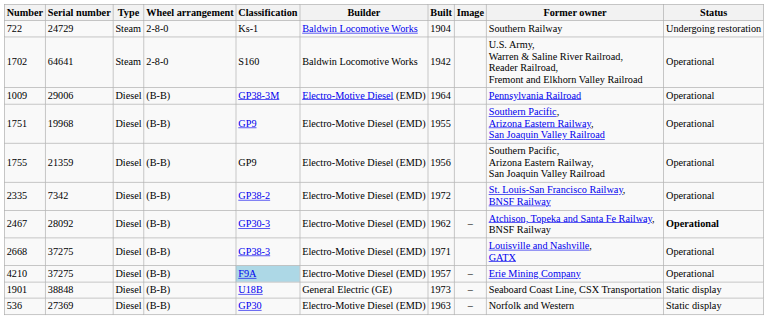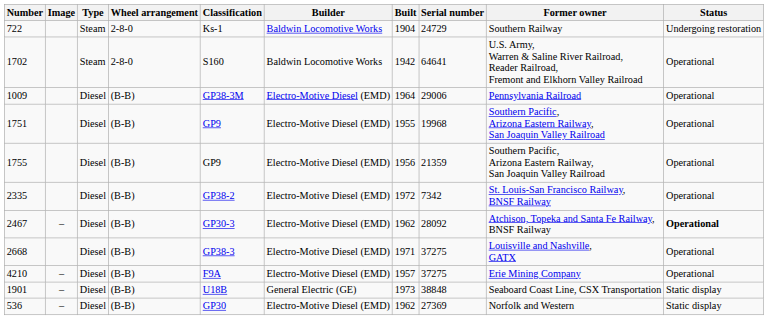columns swapped: (470, 12) <-> (79, 12)
(247, 273) lightblue background -> (212, 273) no background
(441, 306) 1963 -> (405, 306) 1962
